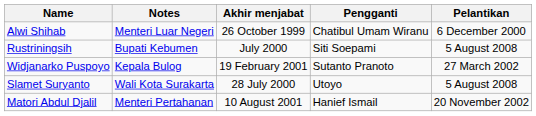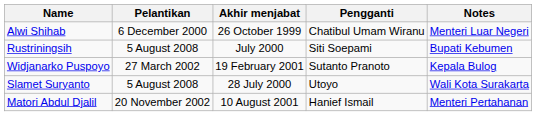columns swapped: (164, 13) <-> (481, 13)
